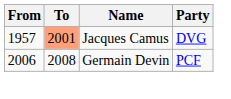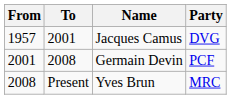(62, 37) lightsalmon background -> (62, 37) no background
(22, 60) 2006 -> (22, 60) 2001
+ row: (125, 82)
